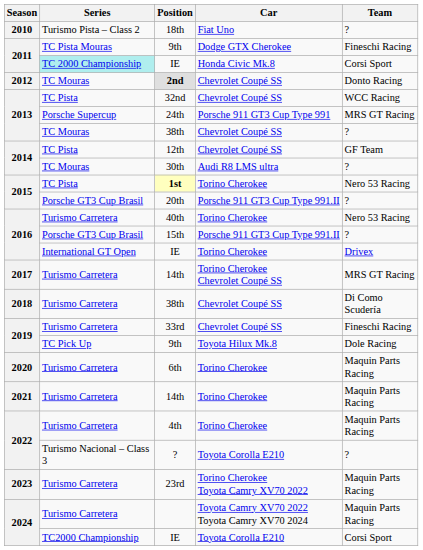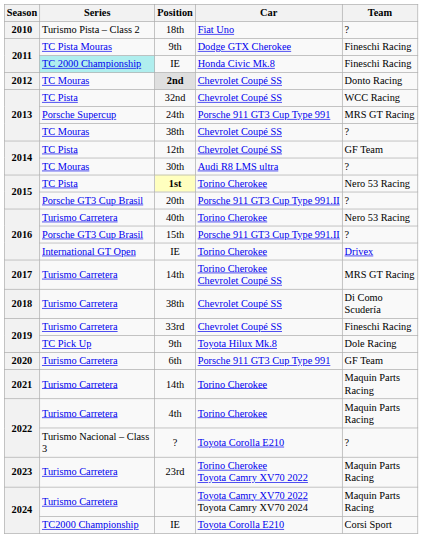(368, 64) Corsi Sport -> (378, 64) Fineschi Racing
(232, 367) Torino Cherokee -> (264, 361) Porsche 911 GT3 Cup Type 991
(372, 367) Maquin Parts Racing -> (364, 361) GF Team
